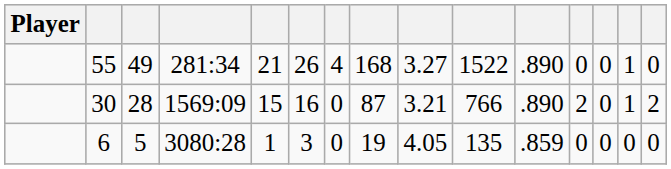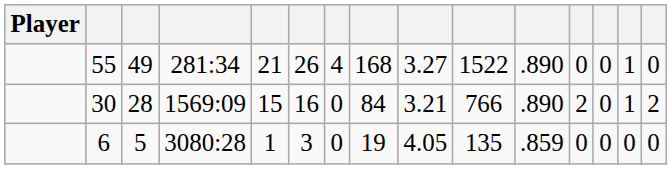(373, 103) 87 -> (373, 103) 84
